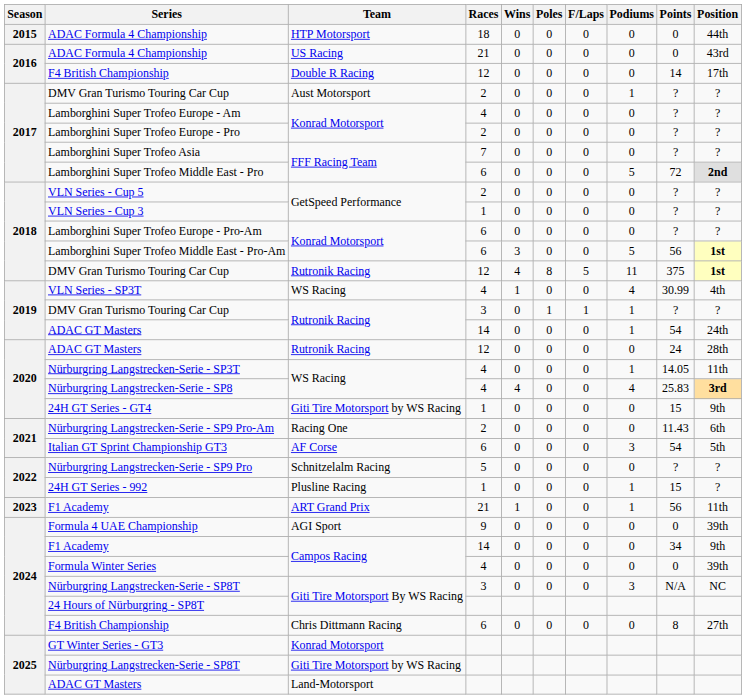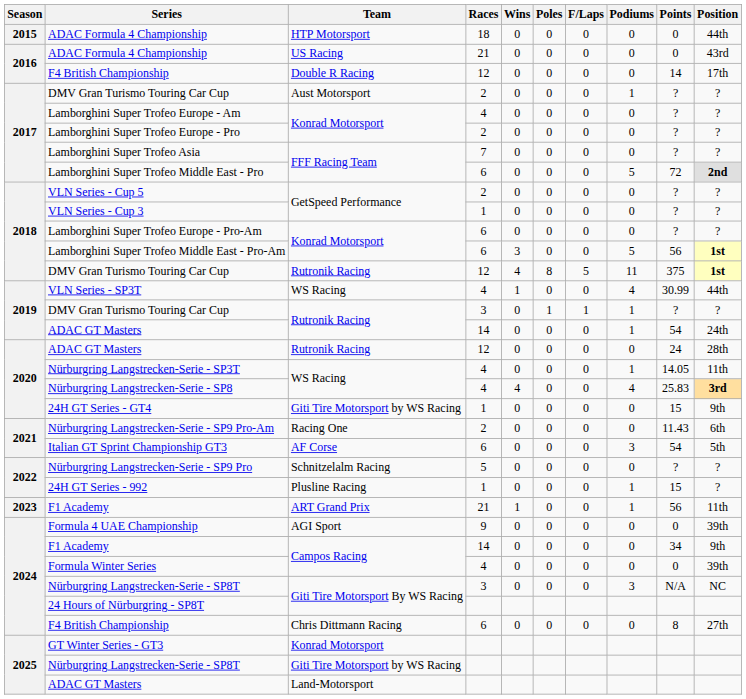(718, 290) 4th -> (718, 290) 44th
